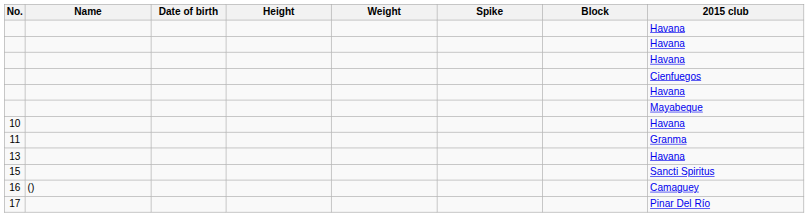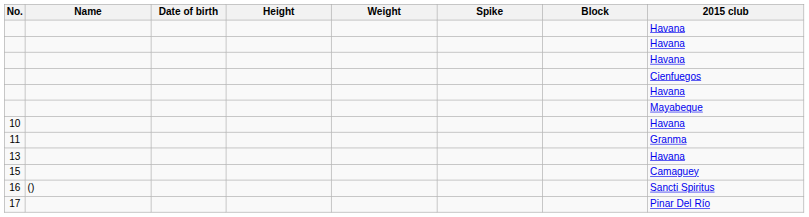(682, 172) Sancti Spiritus -> (674, 172) Camaguey
(674, 188) Camaguey -> (682, 188) Sancti Spiritus
